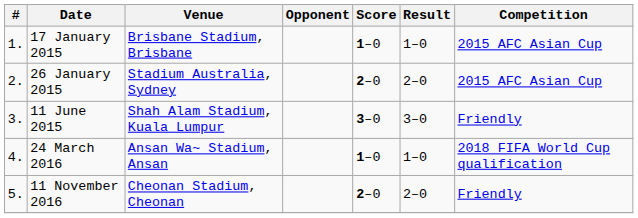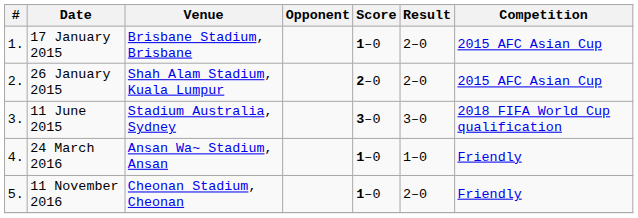(415, 45) 1–0 -> (415, 45) 2–0
(200, 82) Stadium Australia, Sydney -> (200, 82) Shah Alam Stadium, Kuala Lumpur
(200, 120) Shah Alam Stadium, Kuala Lumpur -> (200, 120) Stadium Australia, Sydney
(490, 120) Friendly -> (534, 120) 2018 FIFA World Cup qualification
(534, 157) 2018 FIFA World Cup qualification -> (490, 157) Friendly
(368, 194) 2–0 -> (368, 194) 1–0
